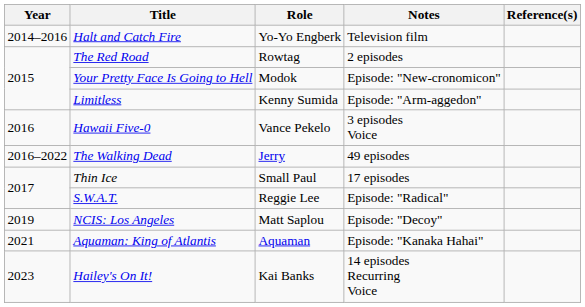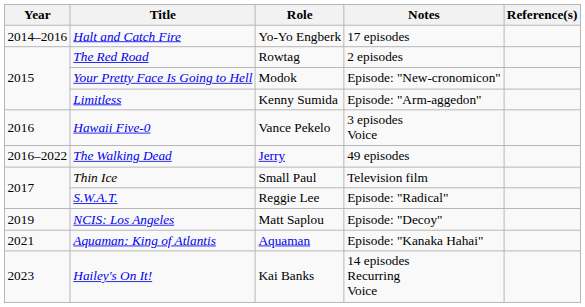(387, 36) Television film -> (378, 36) 17 episodes
(378, 177) 17 episodes -> (387, 177) Television film
